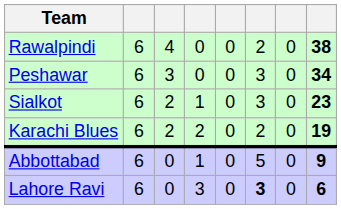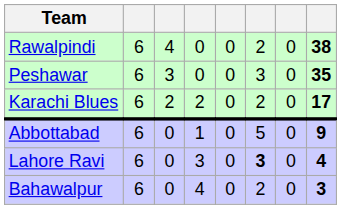(321, 74) 34 -> (321, 74) 35
- row: (35, 103)
(321, 131) 19 -> (321, 103) 17
(321, 189) 6 -> (321, 161) 4
+ row: (56, 189)
